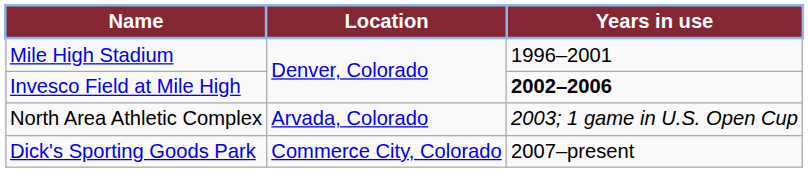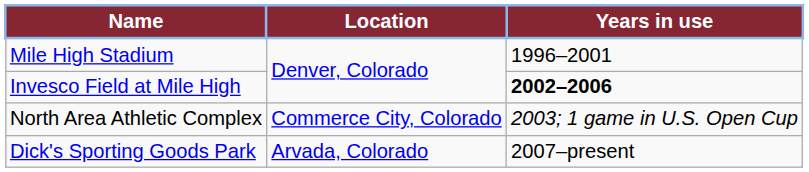(350, 118) Arvada, Colorado -> (387, 118) Commerce City, Colorado
(387, 150) Commerce City, Colorado -> (350, 150) Arvada, Colorado
